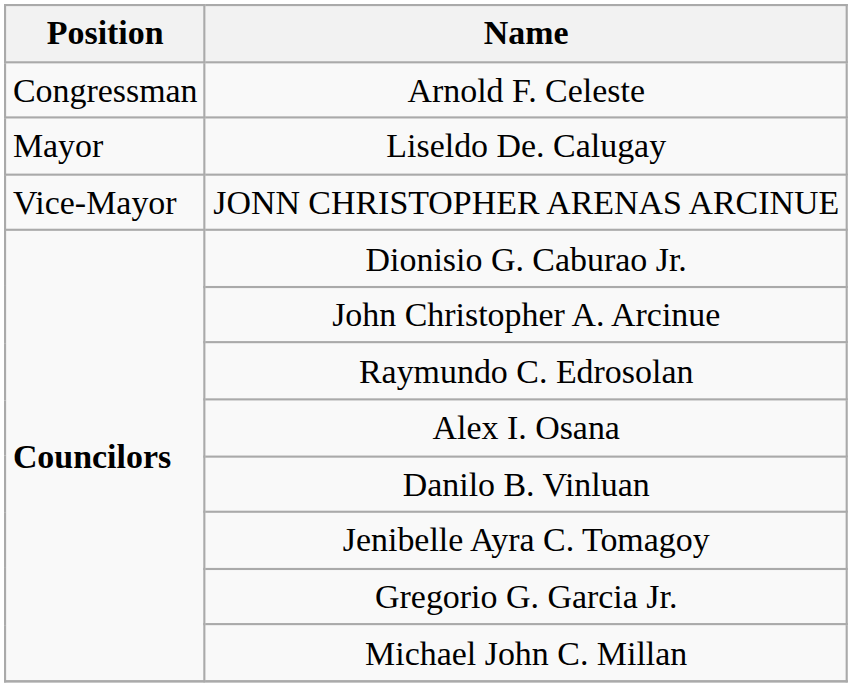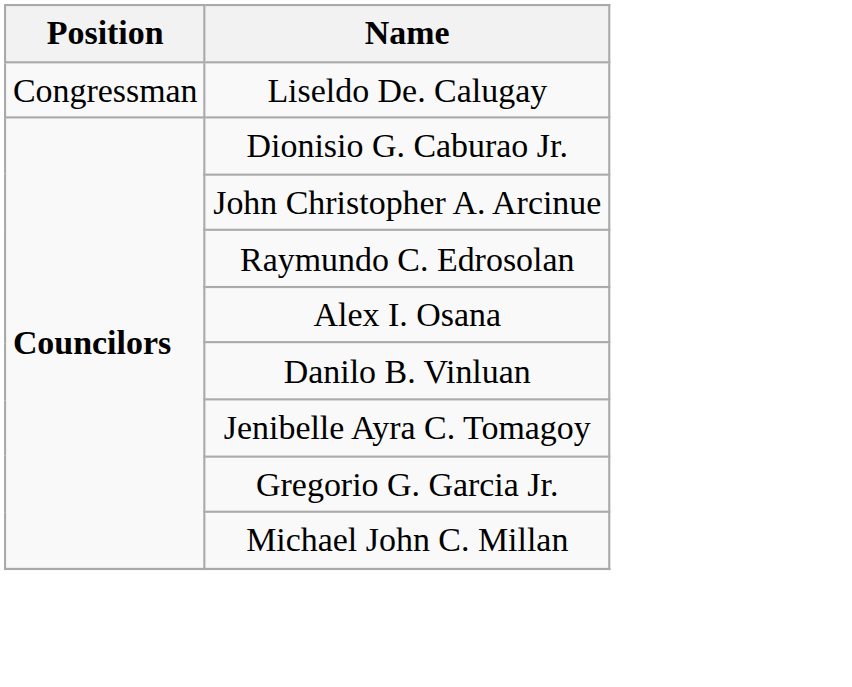- row: (526, 89)
(58, 146) Mayor -> (105, 89) Congressman
- row: (526, 202)
